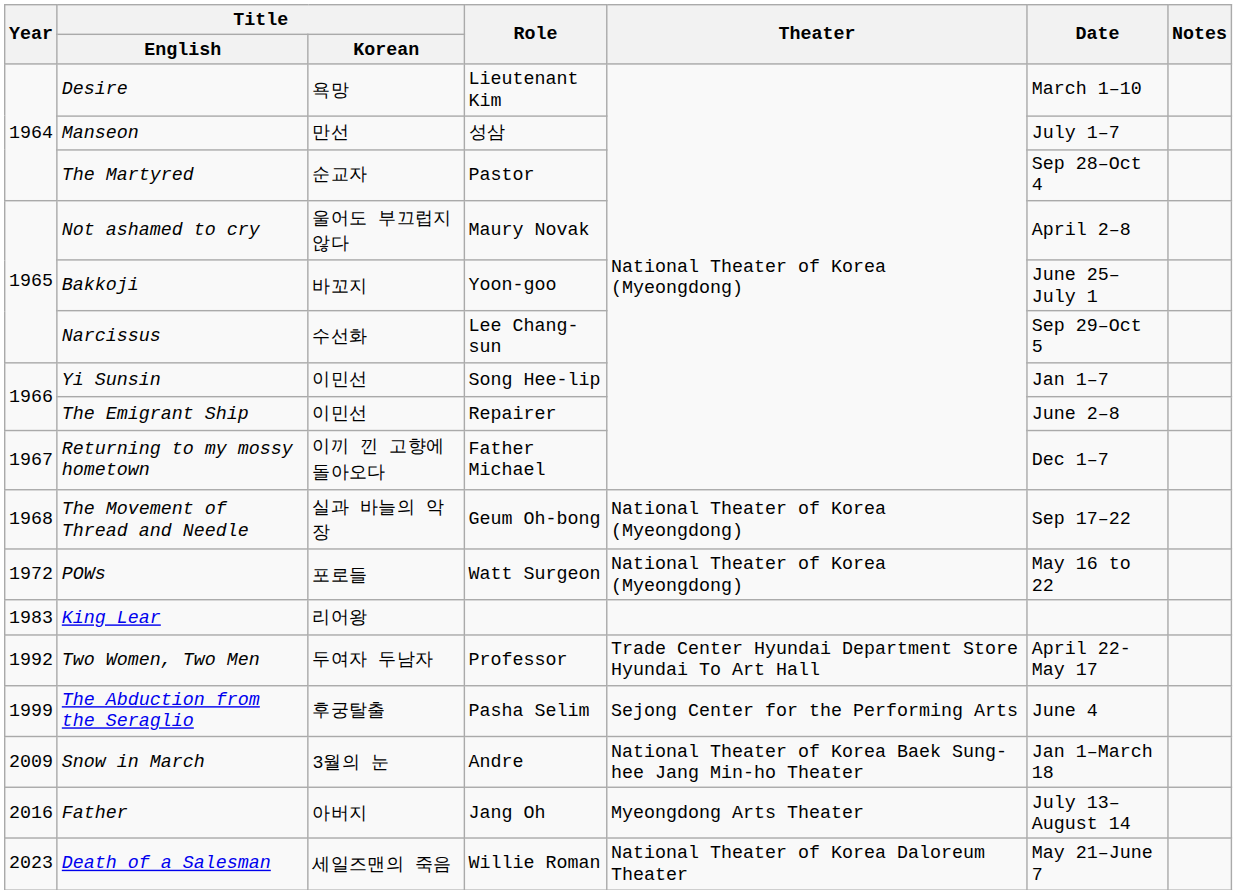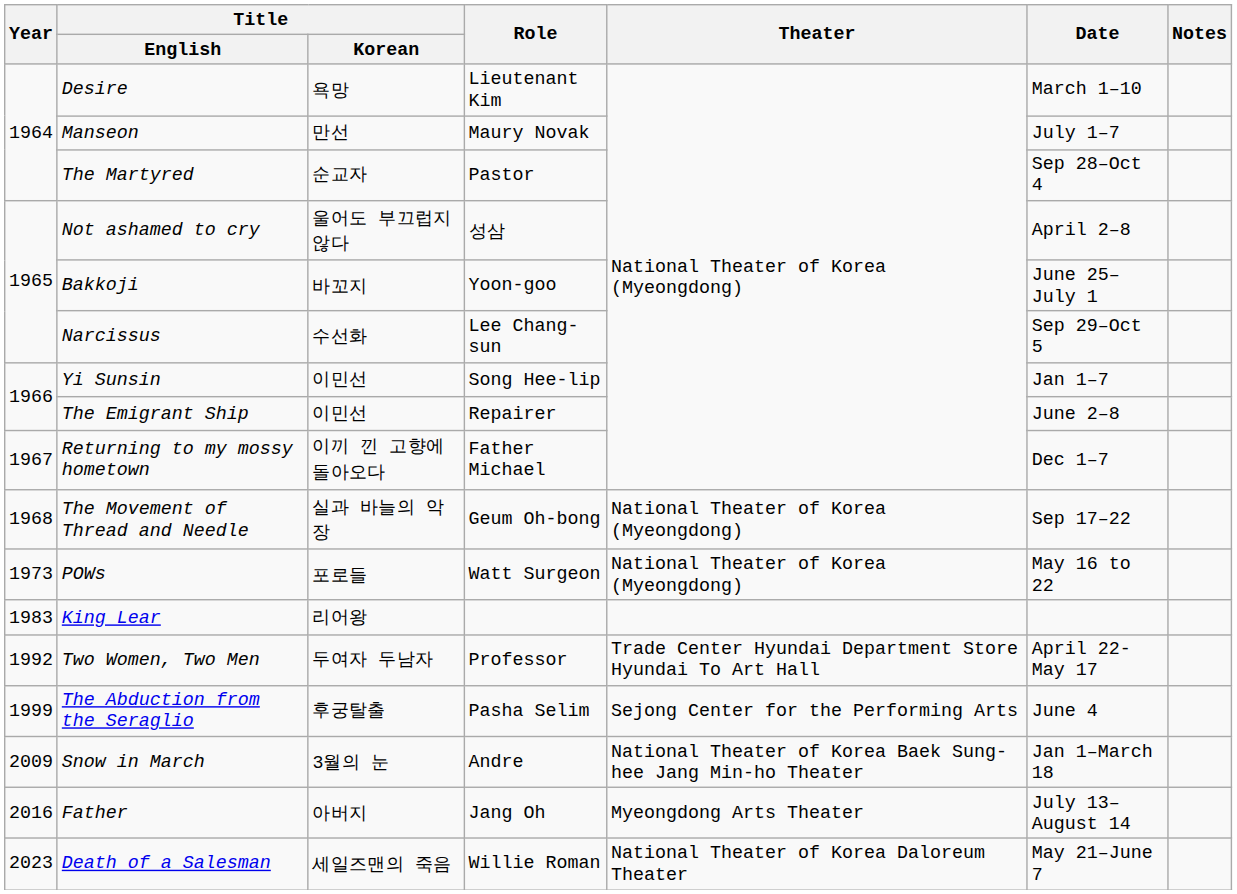(487, 133) 성삼 -> (529, 133) Maury Novak
(529, 230) Maury Novak -> (487, 231) 성삼
(31, 575) 1972 -> (31, 575) 1973
